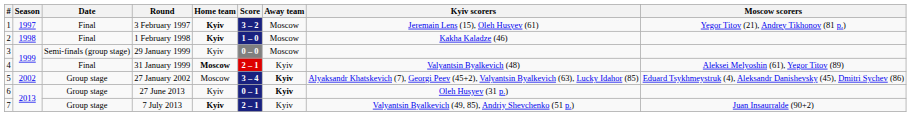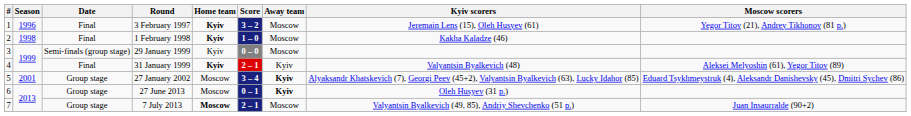(27, 24) 1997 -> (27, 24) 1996
(215, 65) Moscow -> (215, 65) Kyiv
(27, 78) 2002 -> (27, 78) 2001
(215, 91) Kyiv -> (215, 91) Moscow
(215, 105) Kyiv -> (215, 105) Moscow
(284, 105) Kyiv -> (284, 105) Moscow
